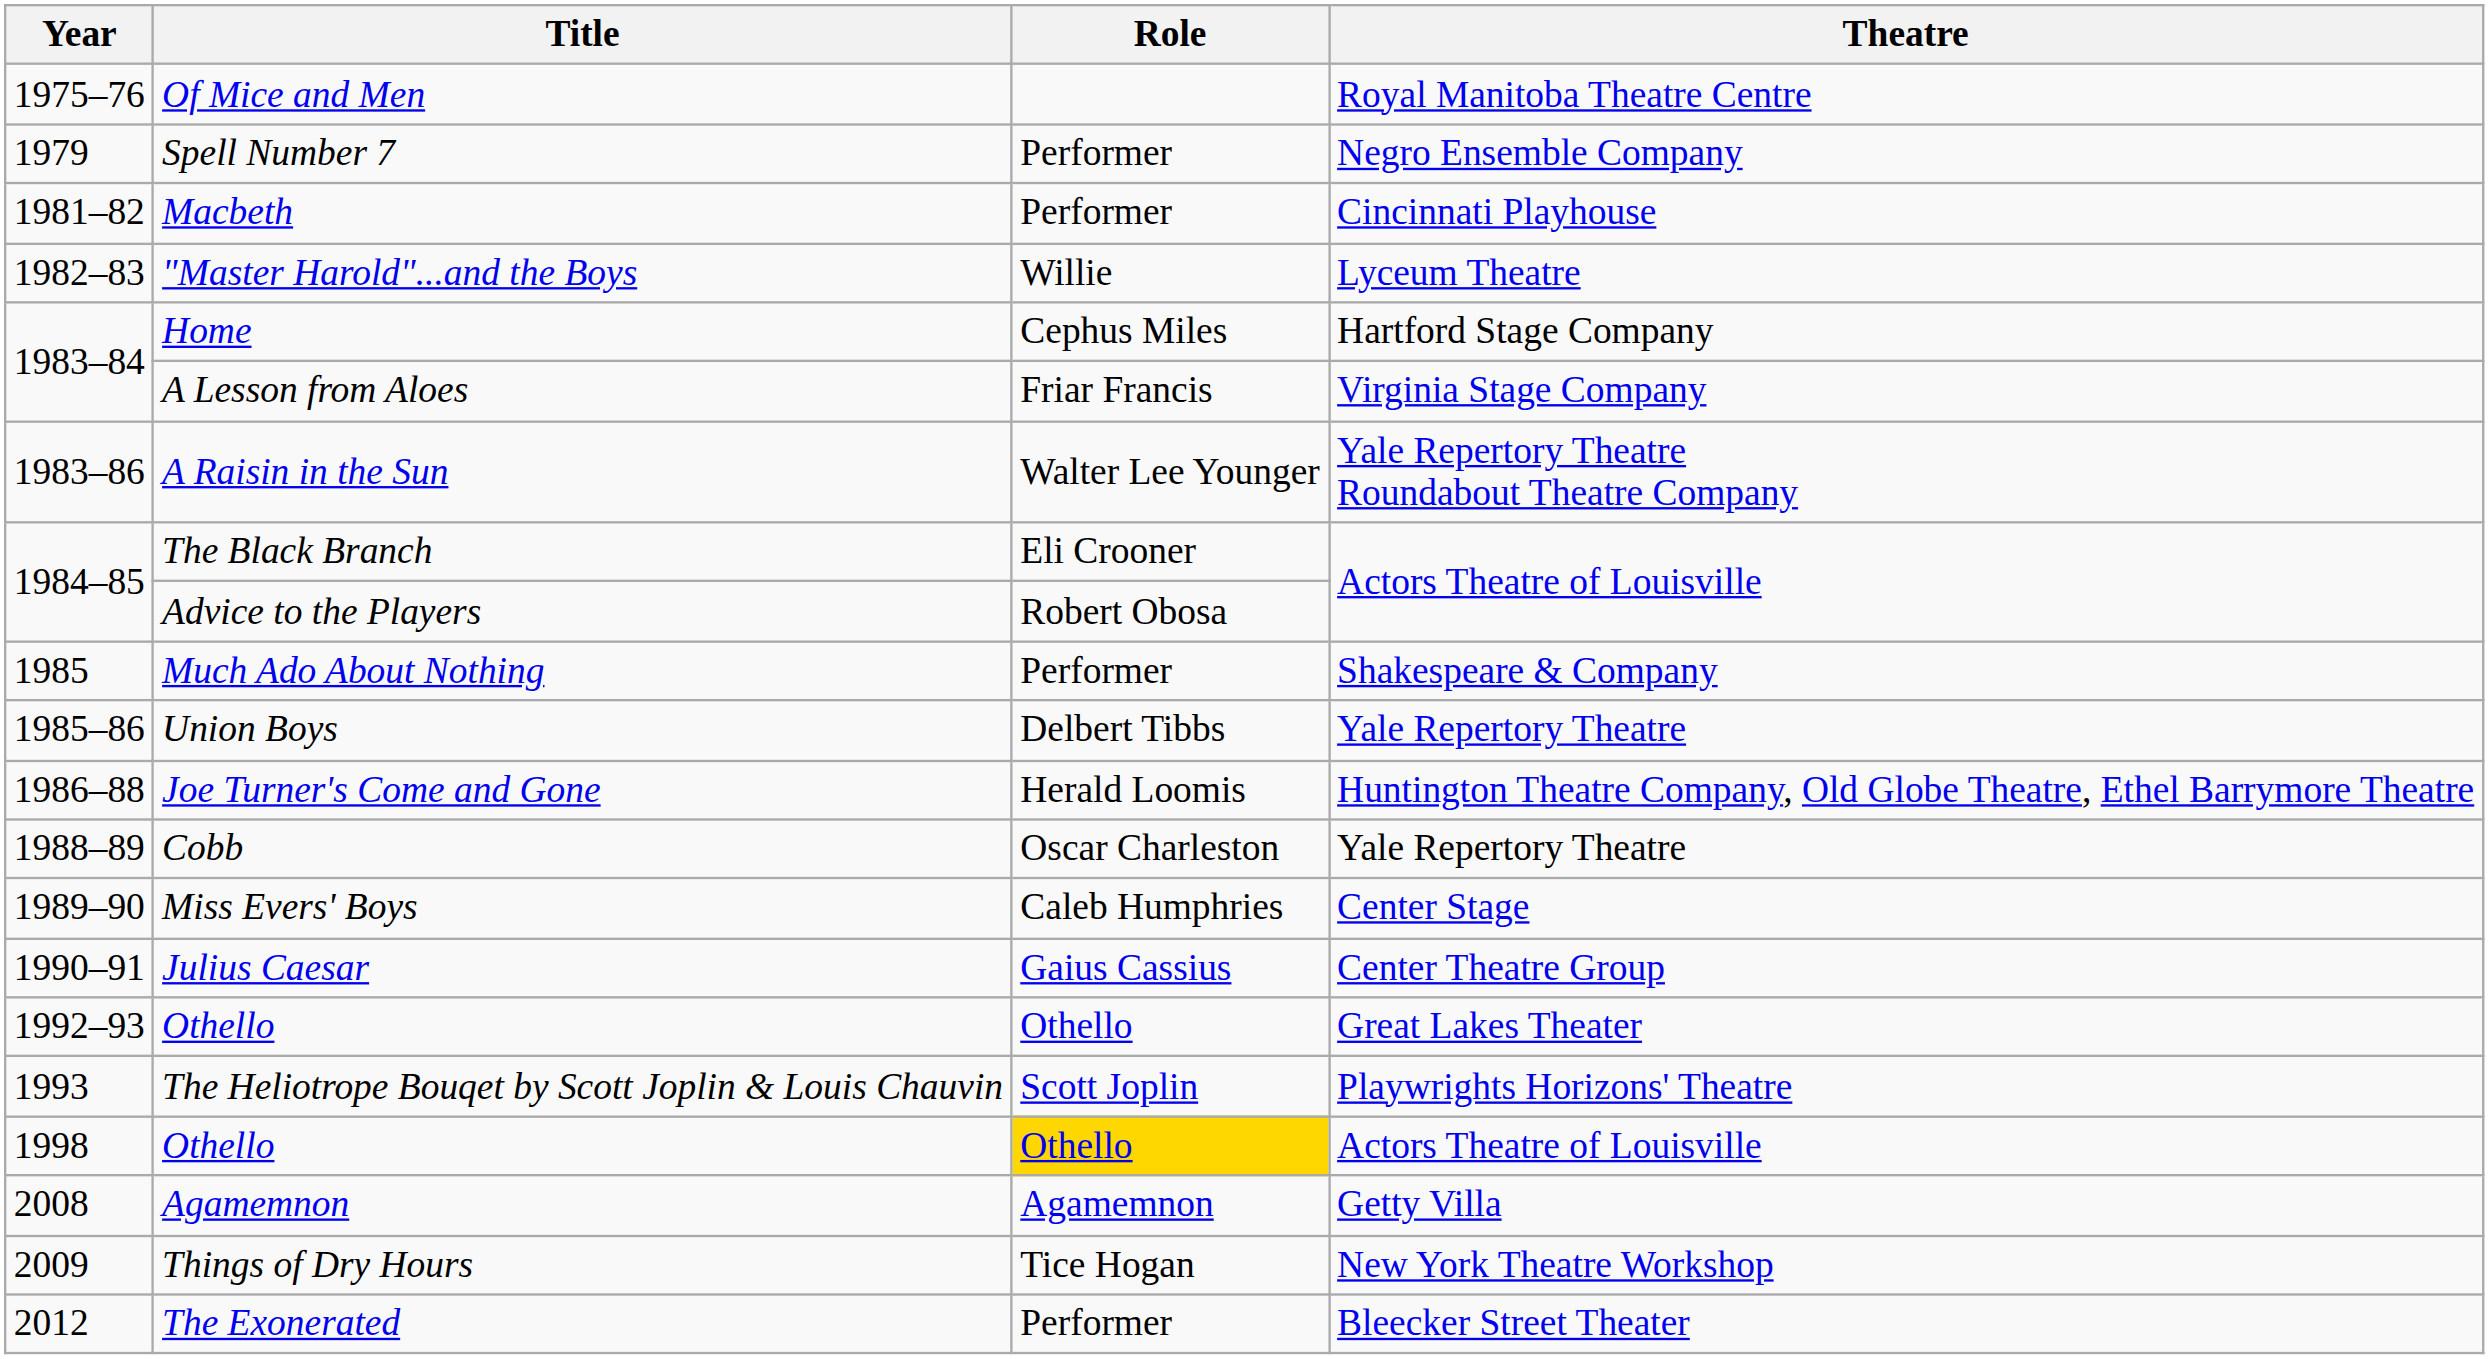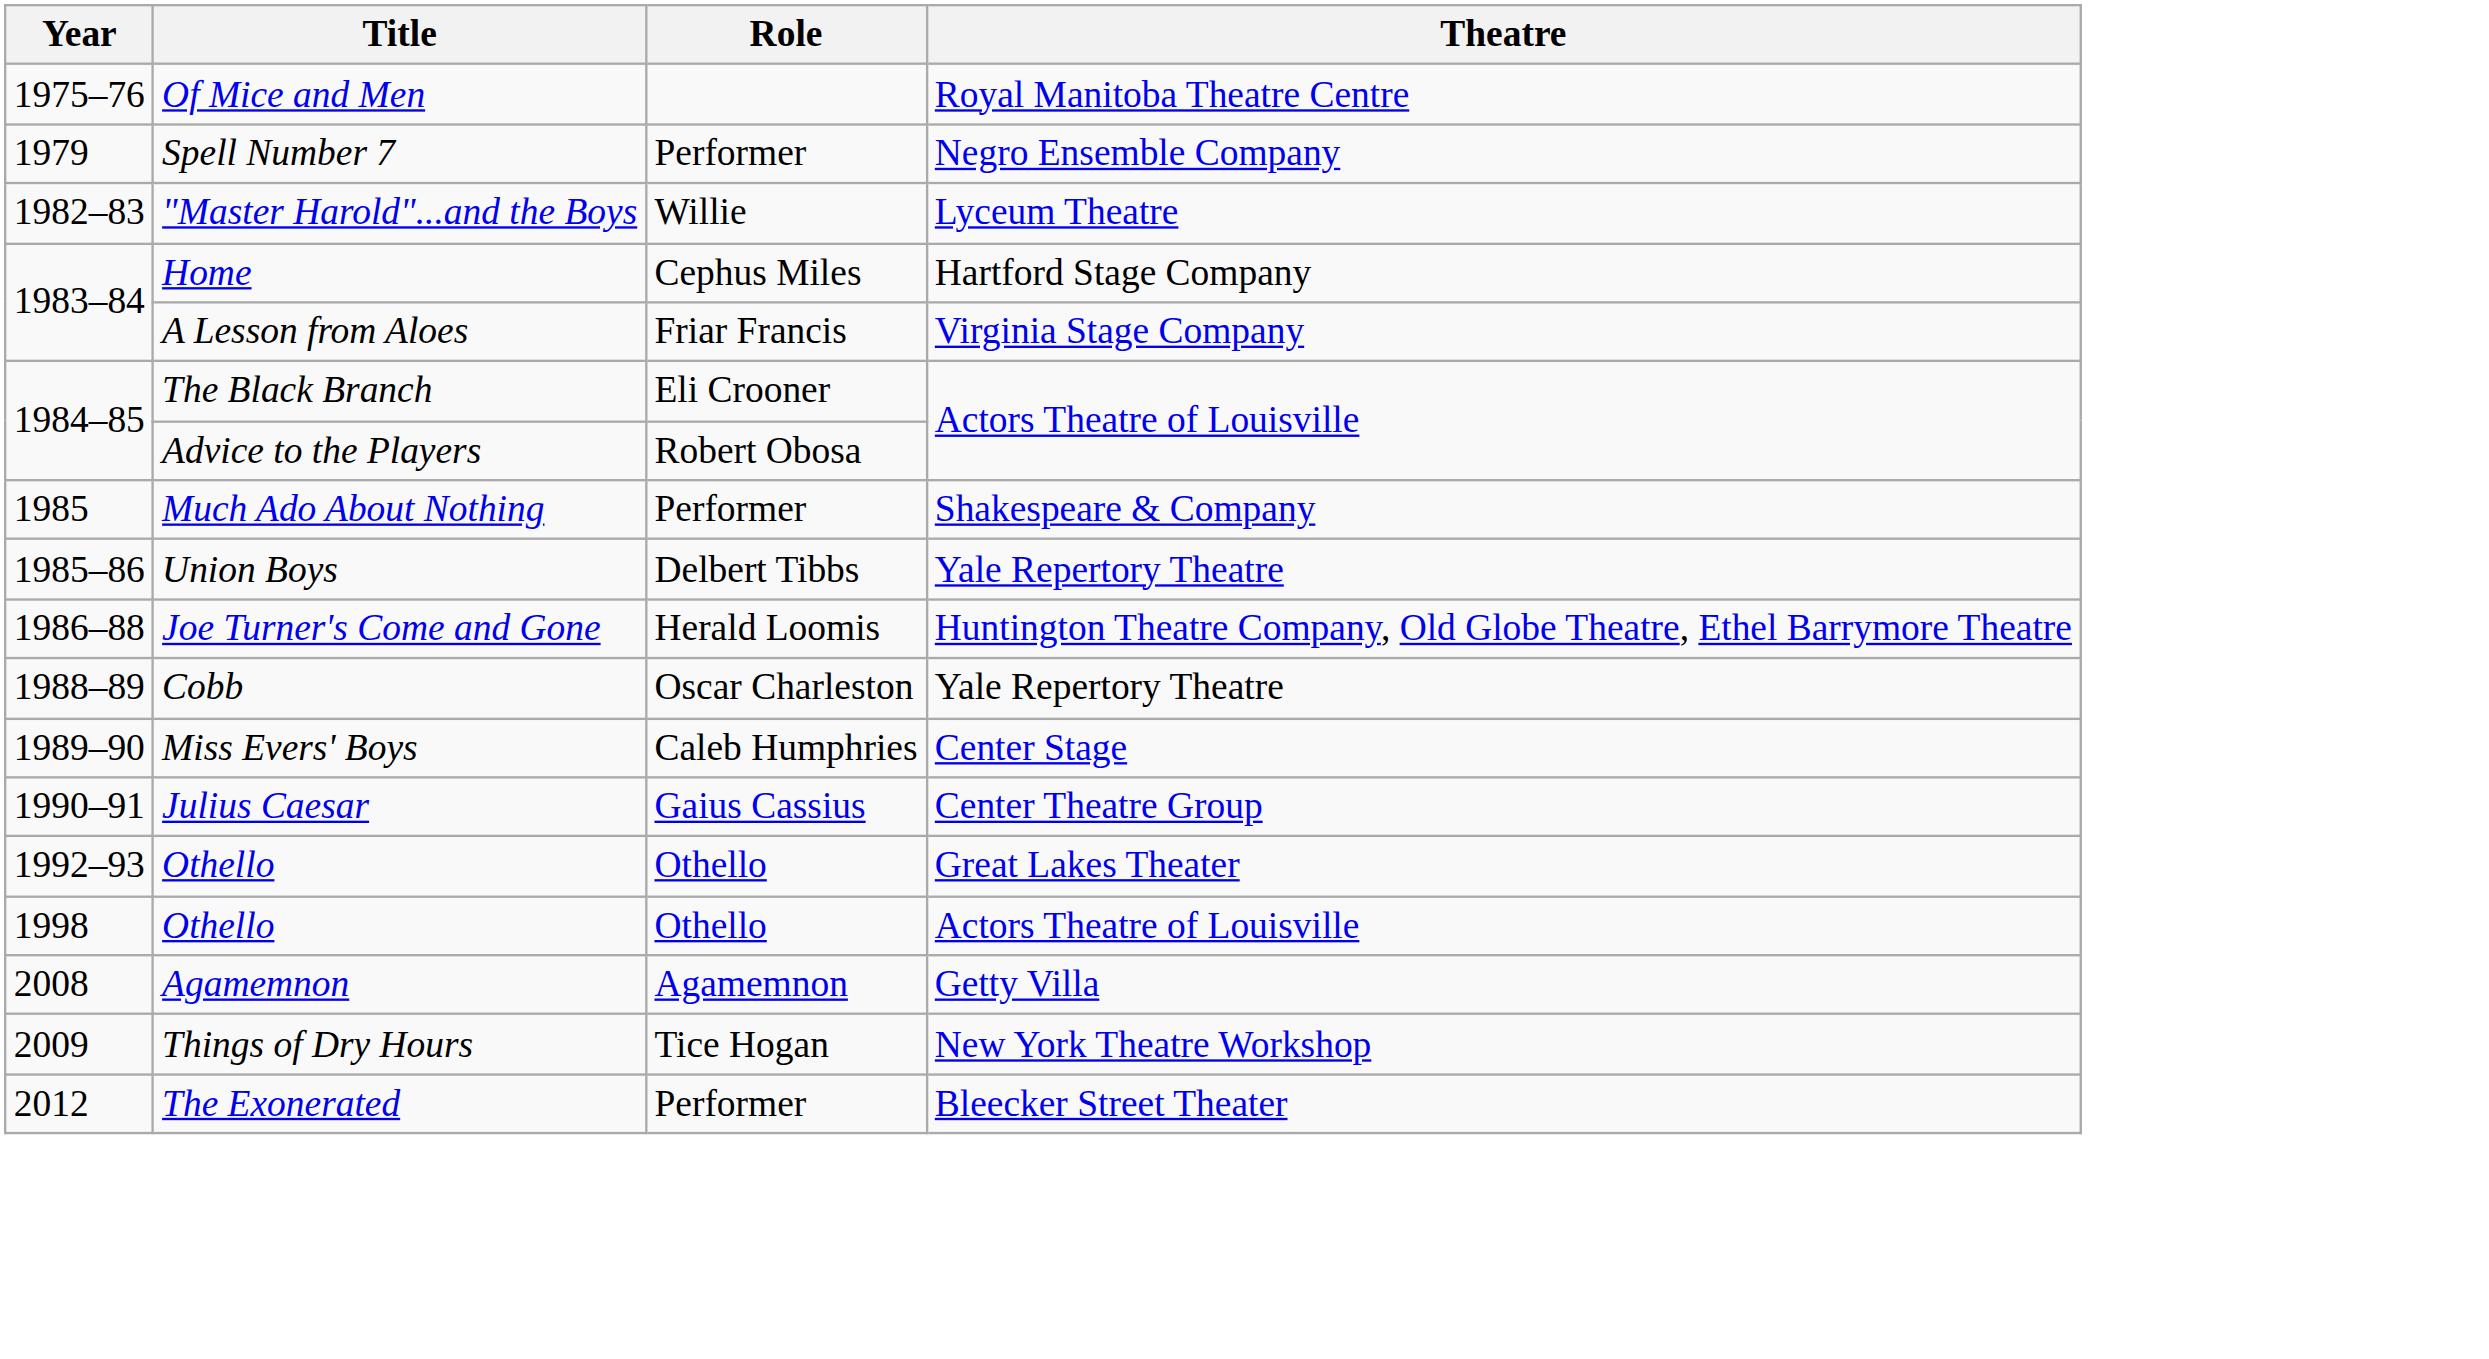- row: (79, 212)
- row: (79, 470)
- row: (51, 1085)
(1076, 1145) gold background -> (711, 924) no background
